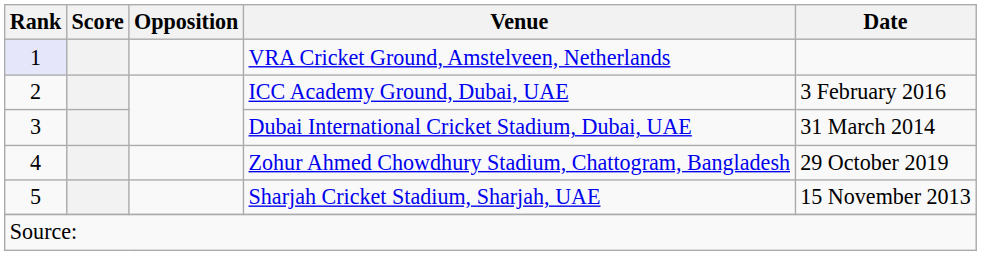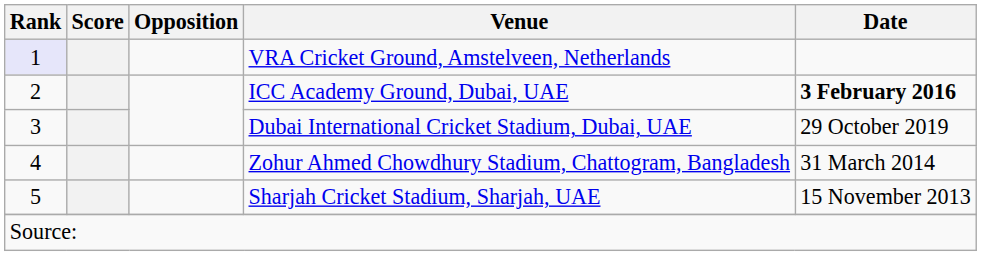(873, 92) normal -> (878, 92) bold
(868, 127) 31 March 2014 -> (874, 127) 29 October 2019
(874, 162) 29 October 2019 -> (868, 162) 31 March 2014
